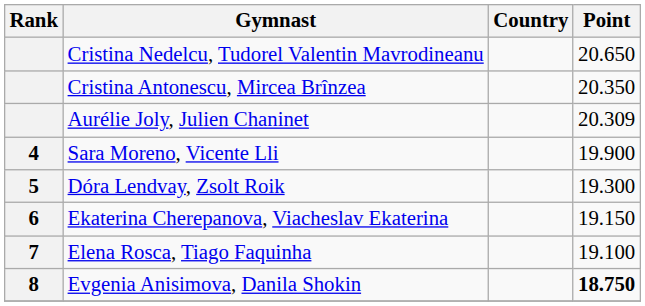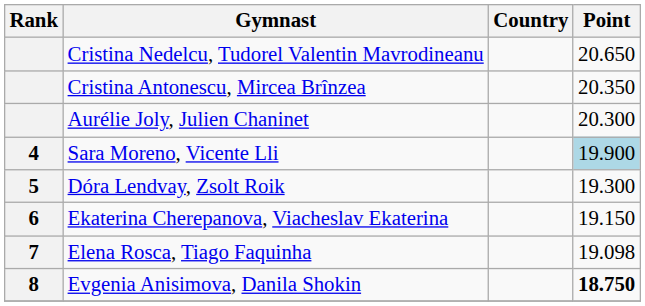(607, 119) 20.309 -> (607, 119) 20.300
(607, 152) no background -> (607, 152) lightblue background
(607, 251) 19.100 -> (607, 251) 19.098
